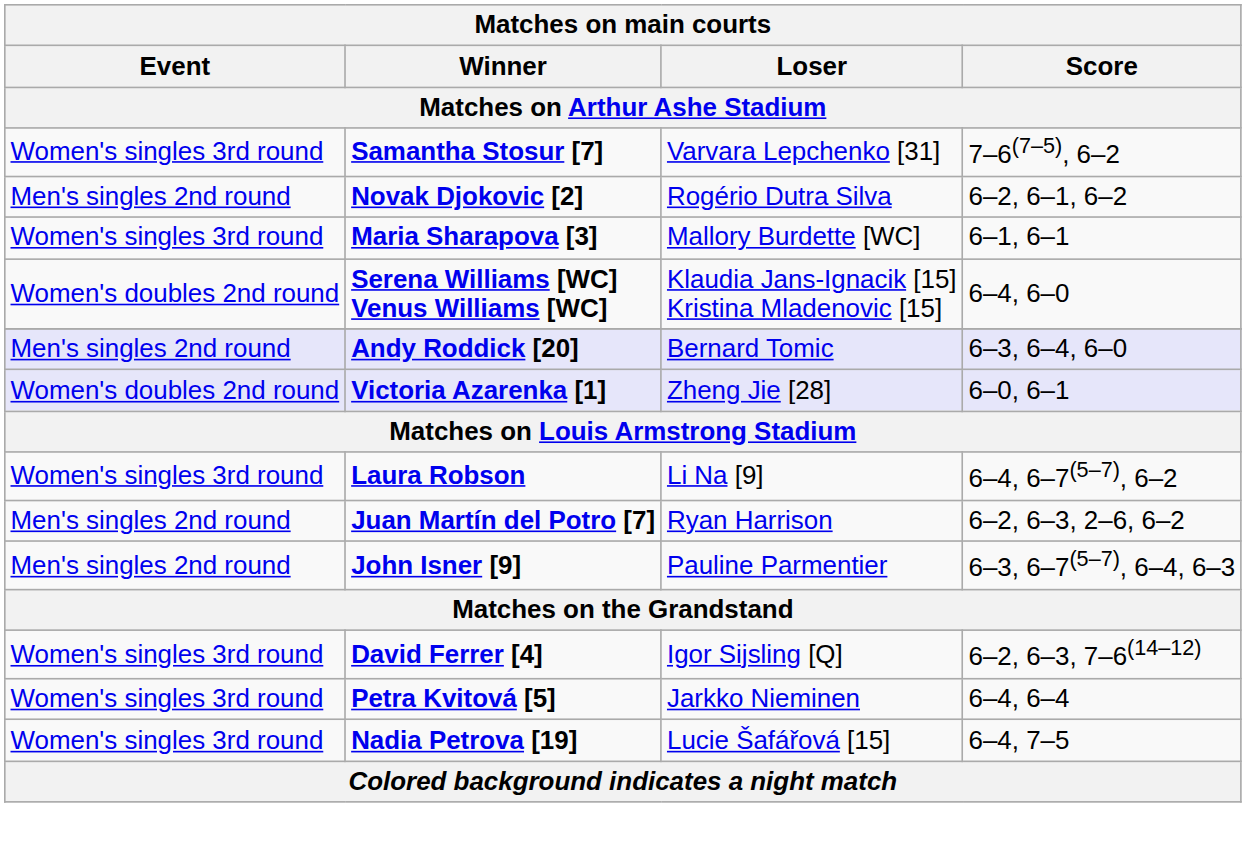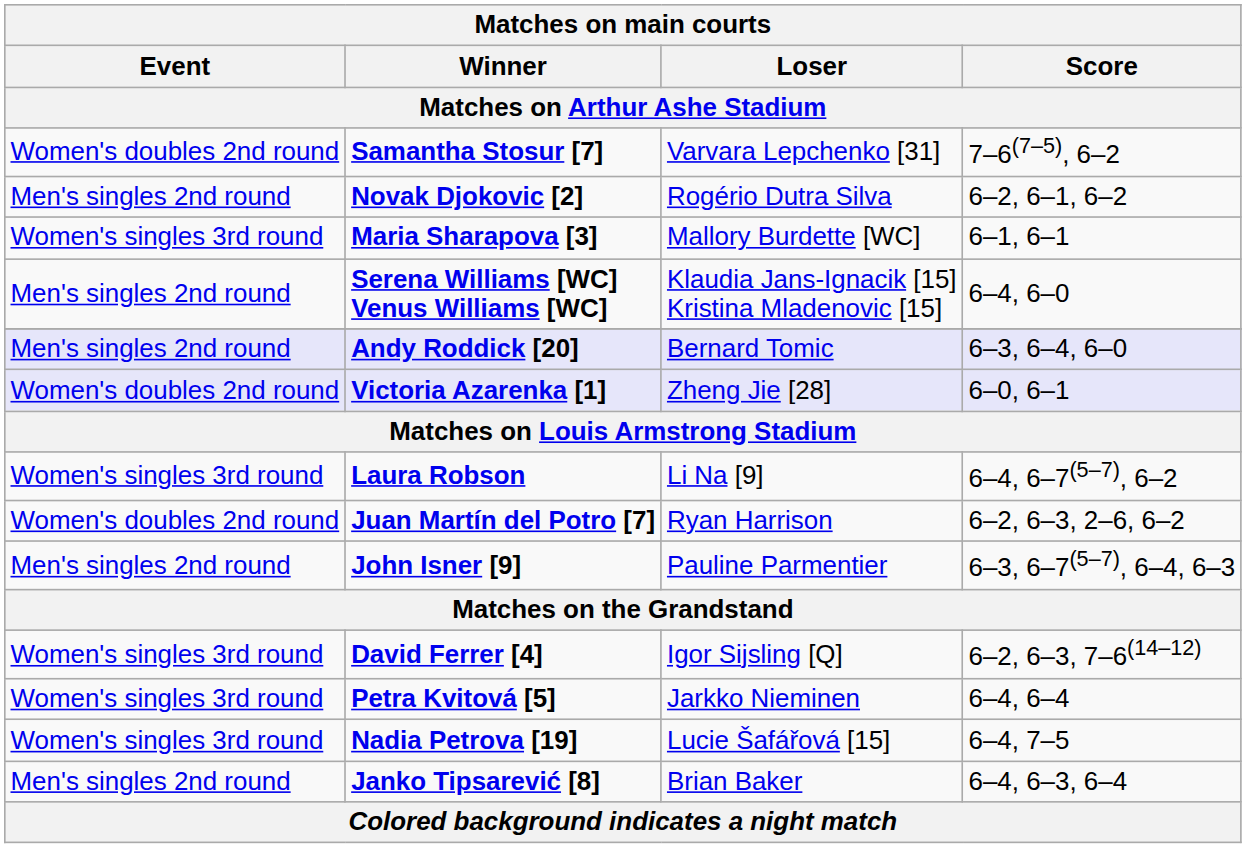(167, 151) Women's singles 3rd round -> (175, 151) Women's doubles 2nd round
(175, 293) Women's doubles 2nd round -> (151, 293) Men's singles 2nd round
(151, 520) Men's singles 2nd round -> (175, 520) Women's doubles 2nd round
+ row: (476, 781)
